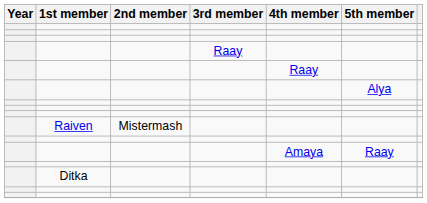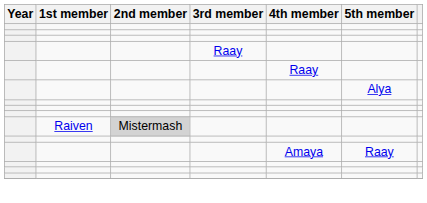(150, 126) no background -> (150, 126) lightgrey background
- row: (74, 176)
